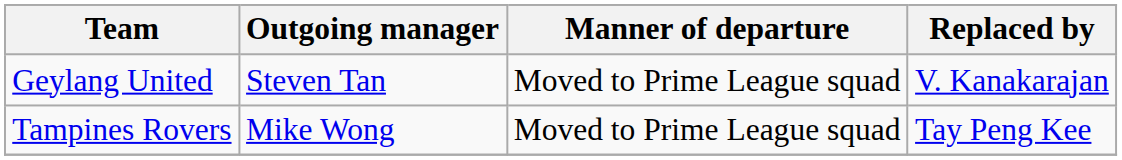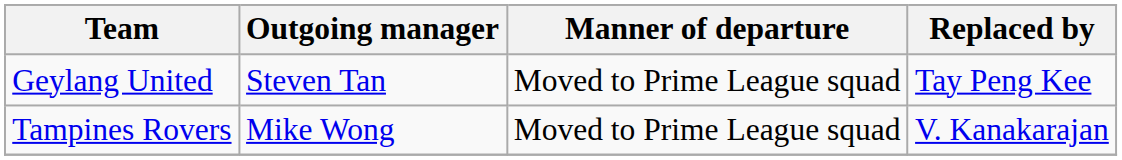(1012, 79) V. Kanakarajan -> (1003, 79) Tay Peng Kee
(1003, 129) Tay Peng Kee -> (1012, 129) V. Kanakarajan
